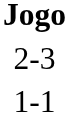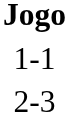rows swapped: (35, 101) <-> (35, 58)
